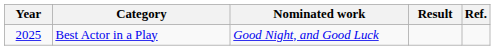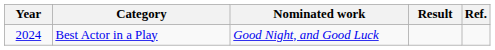(28, 34) 2025 -> (28, 34) 2024
